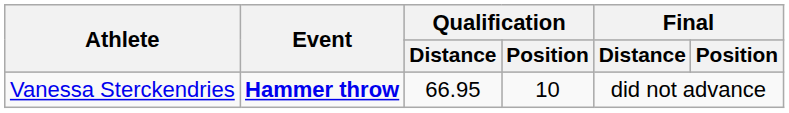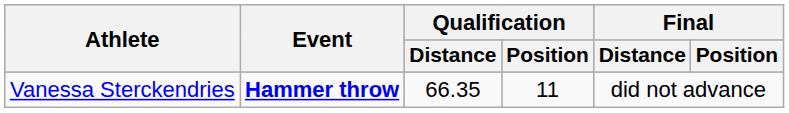(453, 90) 66.95 -> (453, 90) 66.35
(548, 90) 10 -> (548, 90) 11
